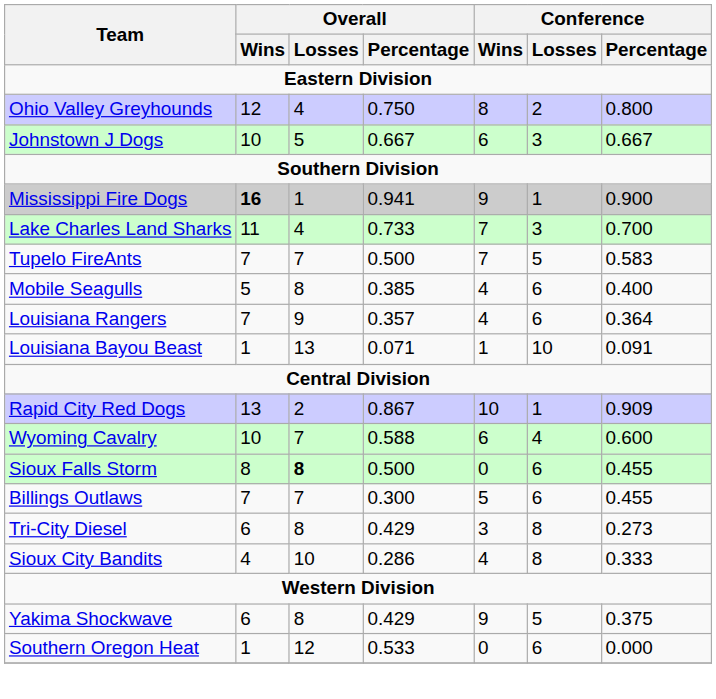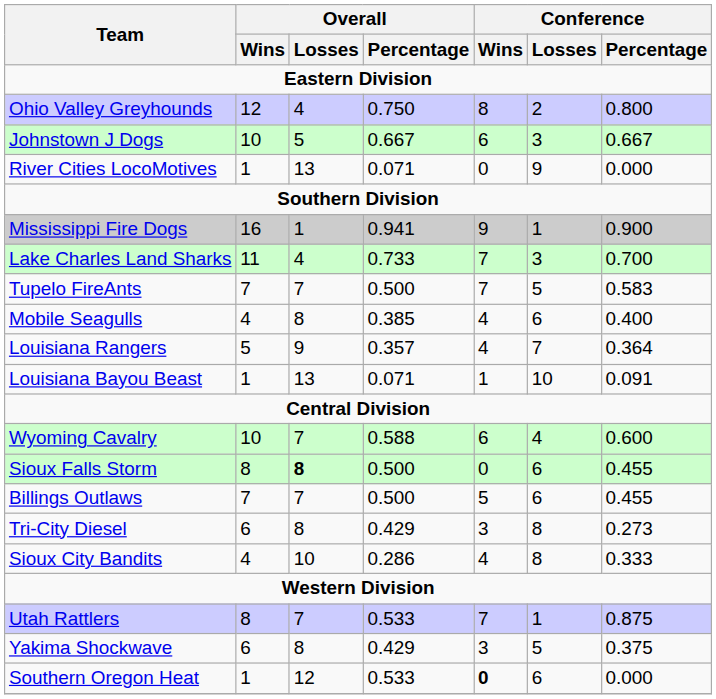+ row: (113, 169)
(251, 199) bold -> (251, 229) normal
(245, 288) 5 -> (245, 318) 4
(245, 318) 7 -> (245, 348) 5
(537, 318) 6 -> (537, 348) 7
- row: (97, 408)
(391, 498) 0.300 -> (391, 498) 0.500
+ row: (64, 618)
(483, 618) 9 -> (483, 648) 3
(483, 648) normal -> (483, 678) bold
